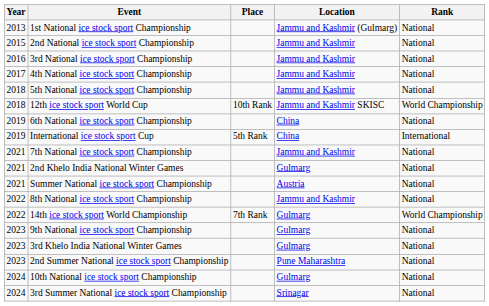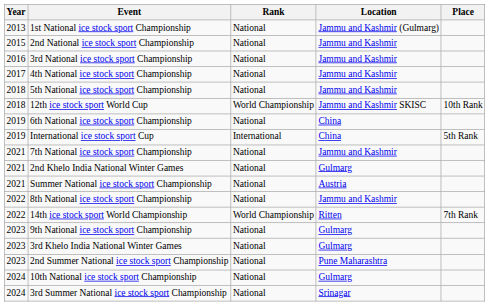columns swapped: (442, 12) <-> (253, 12)
(293, 215) Gulmarg -> (330, 215) Ritten
